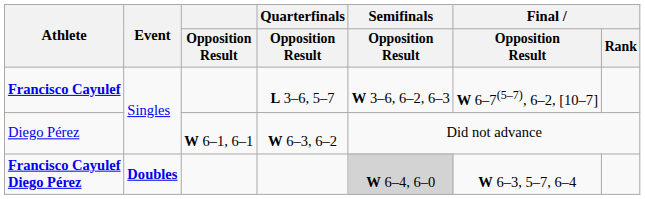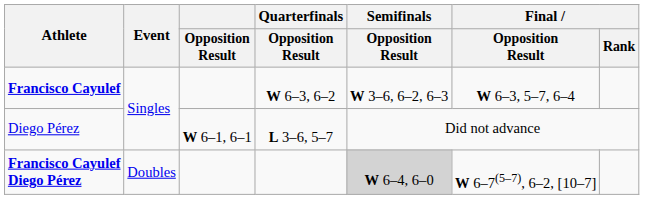(303, 98) L 3–6, 5–7 -> (301, 96) W 6–3, 6–2
(527, 98) W 6–7(5–7), 6–2, [10–7] -> (526, 96) W 6–3, 5–7, 6–4
(303, 141) W 6–3, 6–2 -> (301, 138) L 3–6, 5–7
(152, 174) bold -> (152, 172) normal
(527, 183) W 6–3, 5–7, 6–4 -> (526, 181) W 6–7(5–7), 6–2, [10–7]
